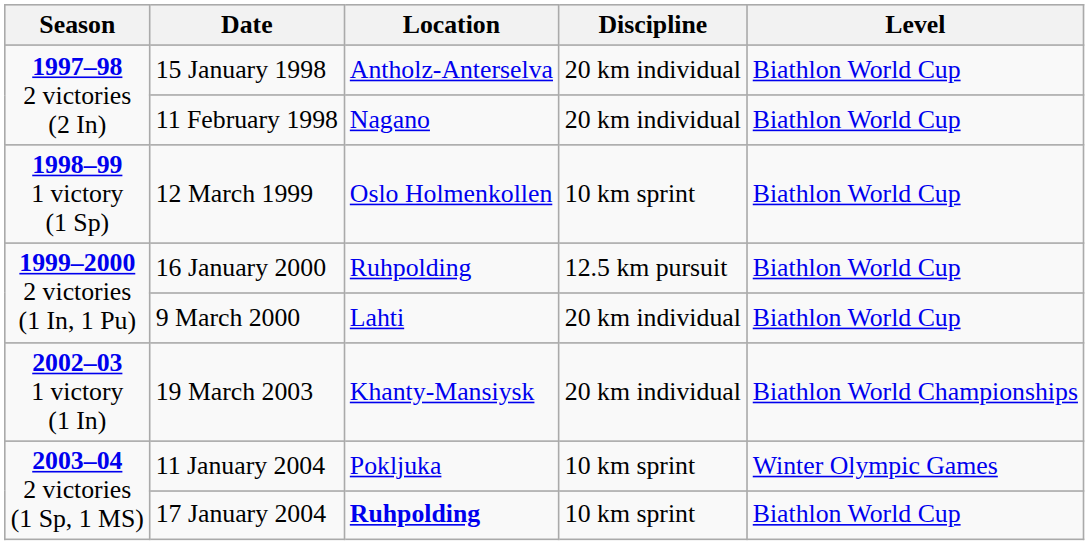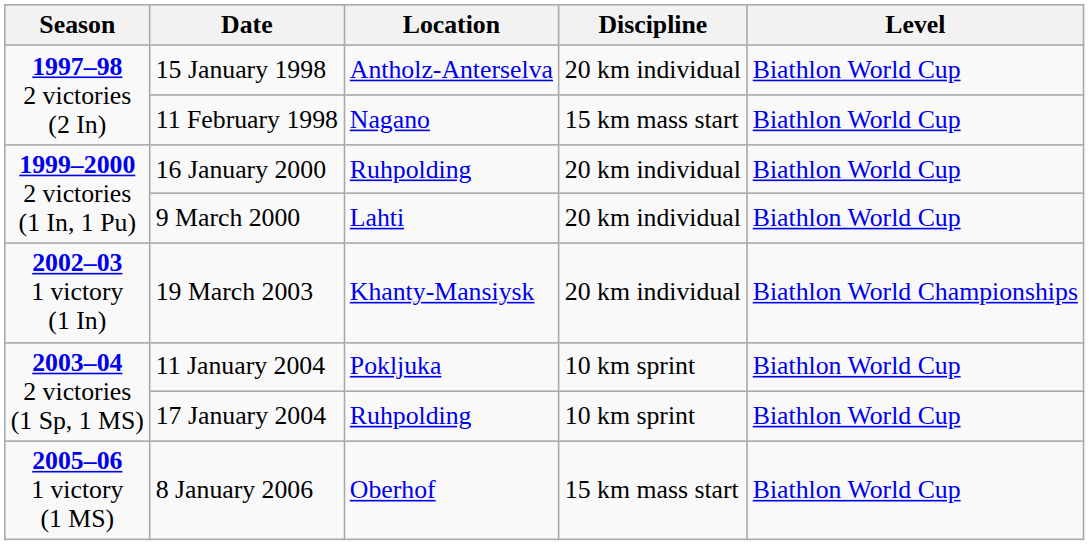(653, 119) 20 km individual -> (652, 119) 15 km mass start
- row: (234, 193)
(646, 267) 12.5 km pursuit -> (653, 168) 20 km individual
(875, 465) Winter Olympic Games -> (857, 366) Biathlon World Cup
(415, 514) bold -> (411, 415) normal
+ row: (234, 490)
